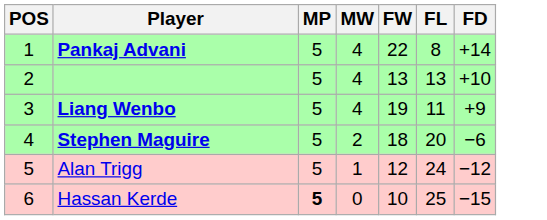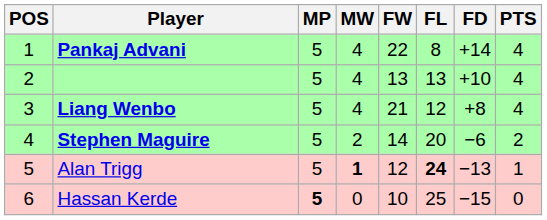+ column: (518, 19)
(397, 109) 19 -> (397, 109) 21
(436, 109) 11 -> (436, 109) 12
(475, 109) +9 -> (475, 109) +8
(397, 139) 18 -> (397, 139) 14
(357, 169) normal -> (357, 169) bold
(436, 169) normal -> (436, 169) bold
(475, 169) −12 -> (475, 169) −13
